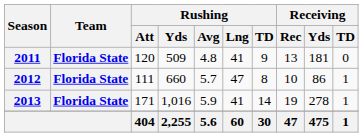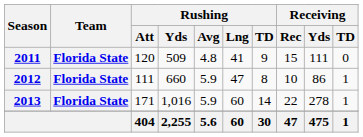(291, 57) 13 -> (291, 57) 15
(319, 57) 181 -> (319, 57) 111
(208, 79) 5.7 -> (208, 79) 5.9
(237, 100) 41 -> (237, 100) 60
(291, 100) 19 -> (291, 100) 22
